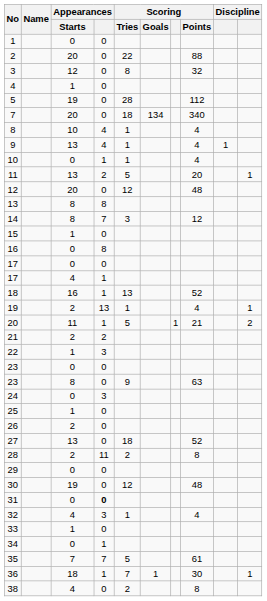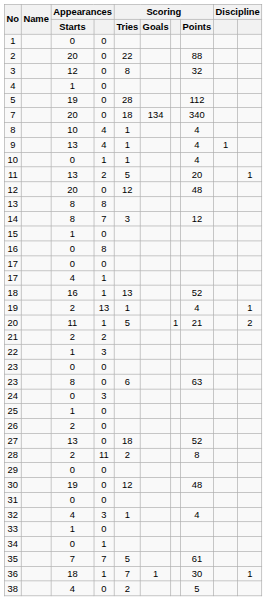(127, 382) 9 -> (127, 382) 6
(104, 500) bold -> (104, 500) normal
(197, 589) 8 -> (197, 589) 5
